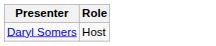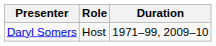+ column: (160, 13)
